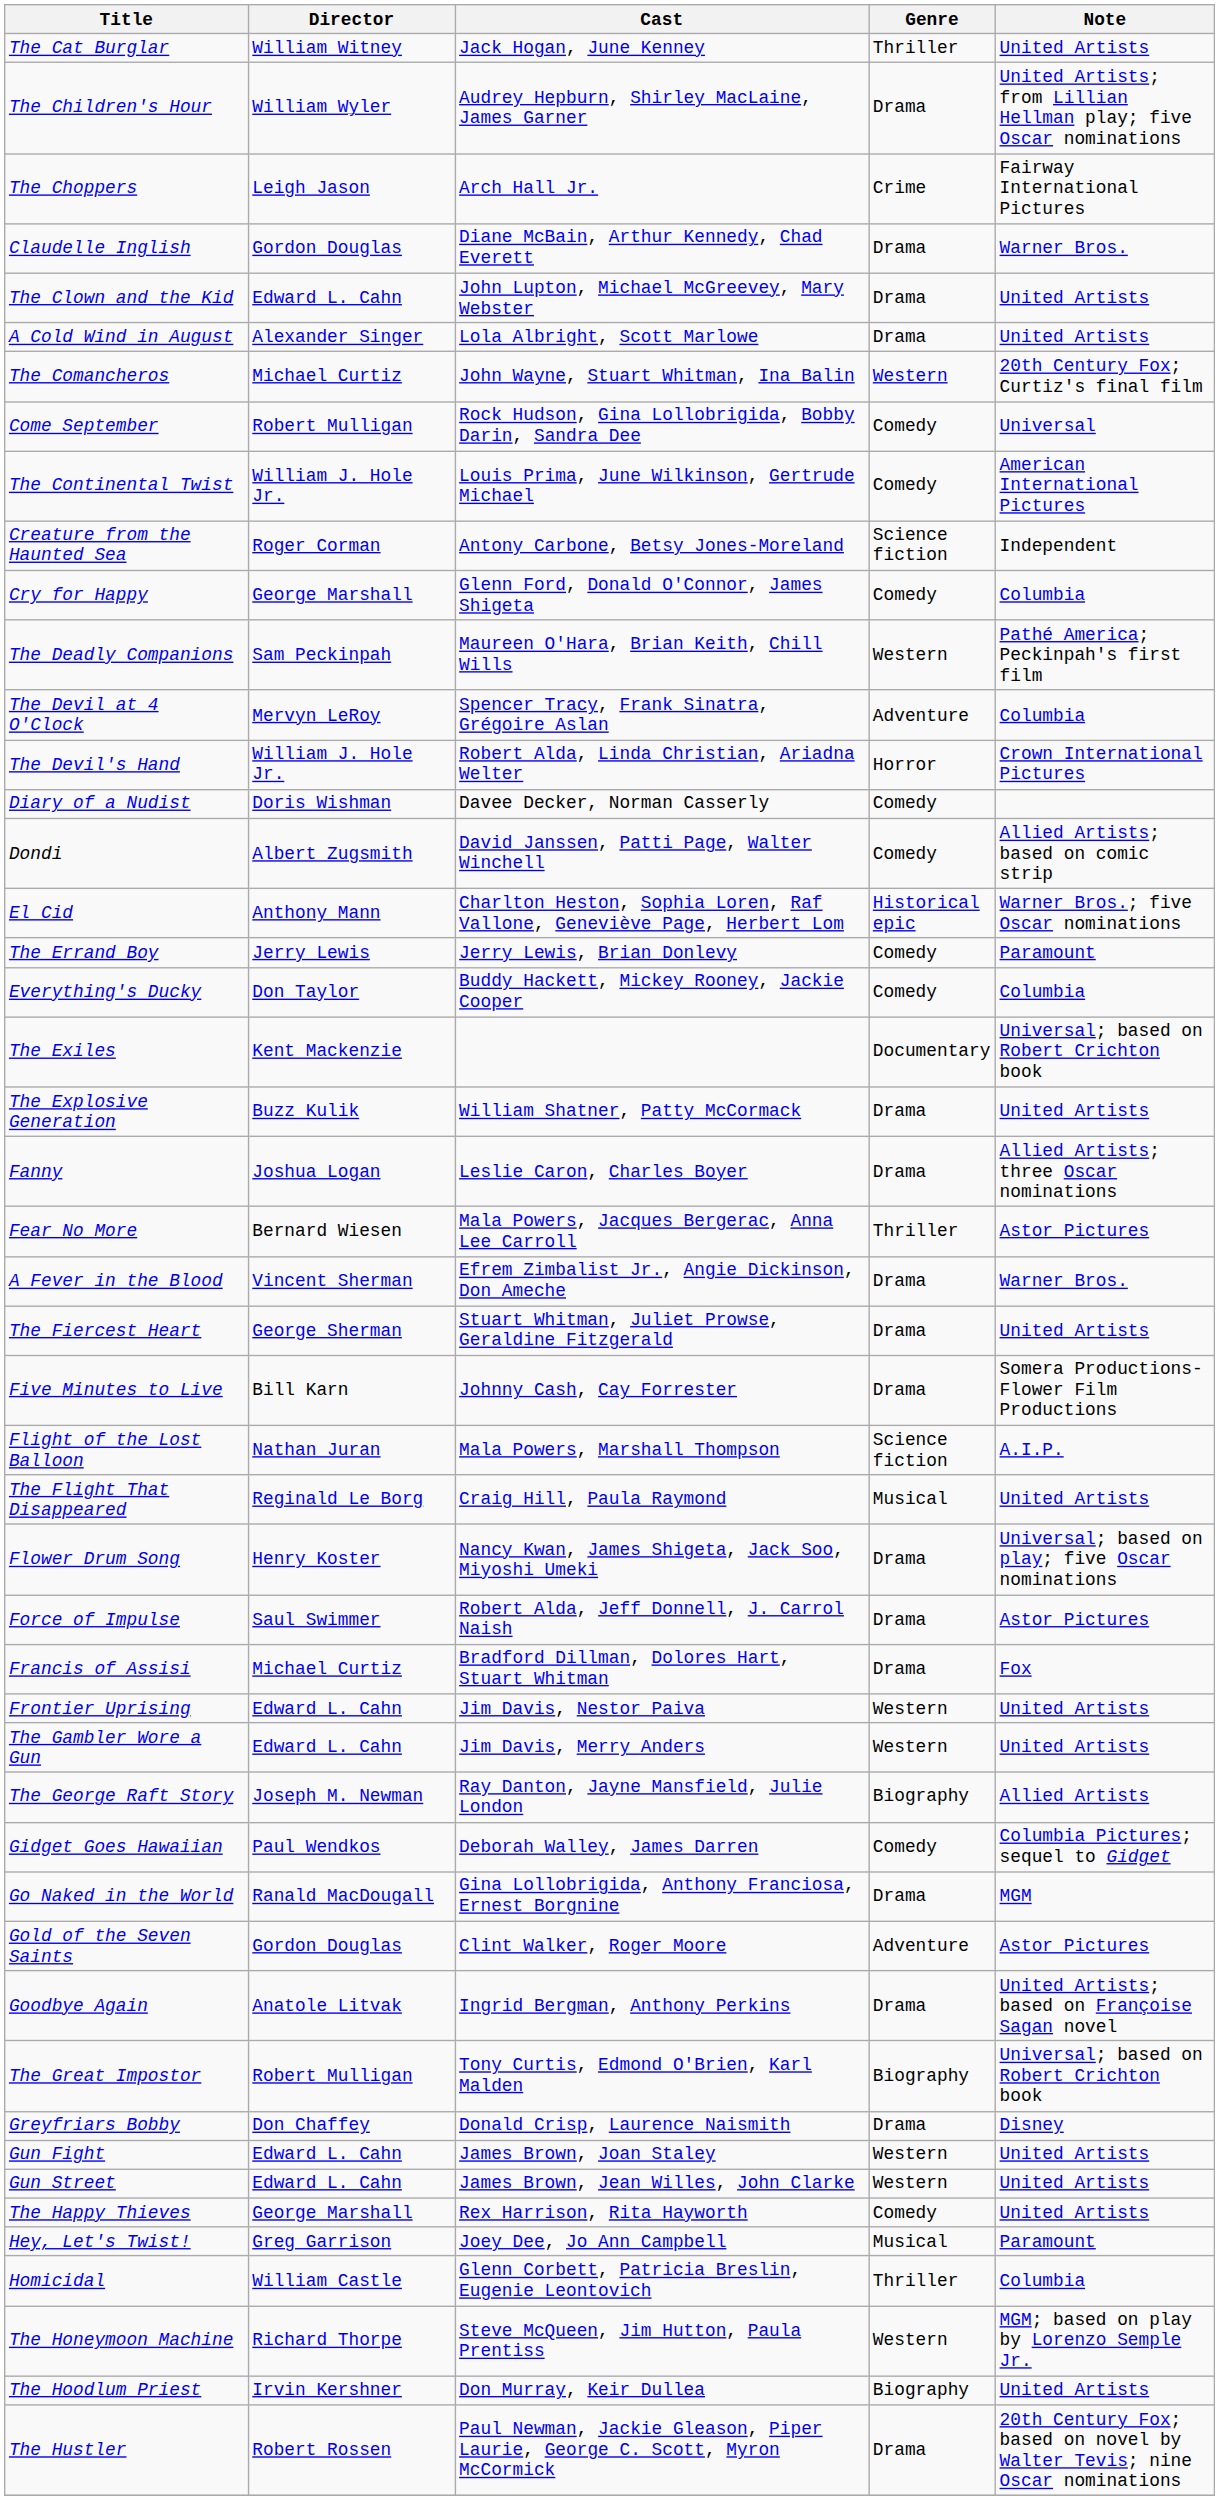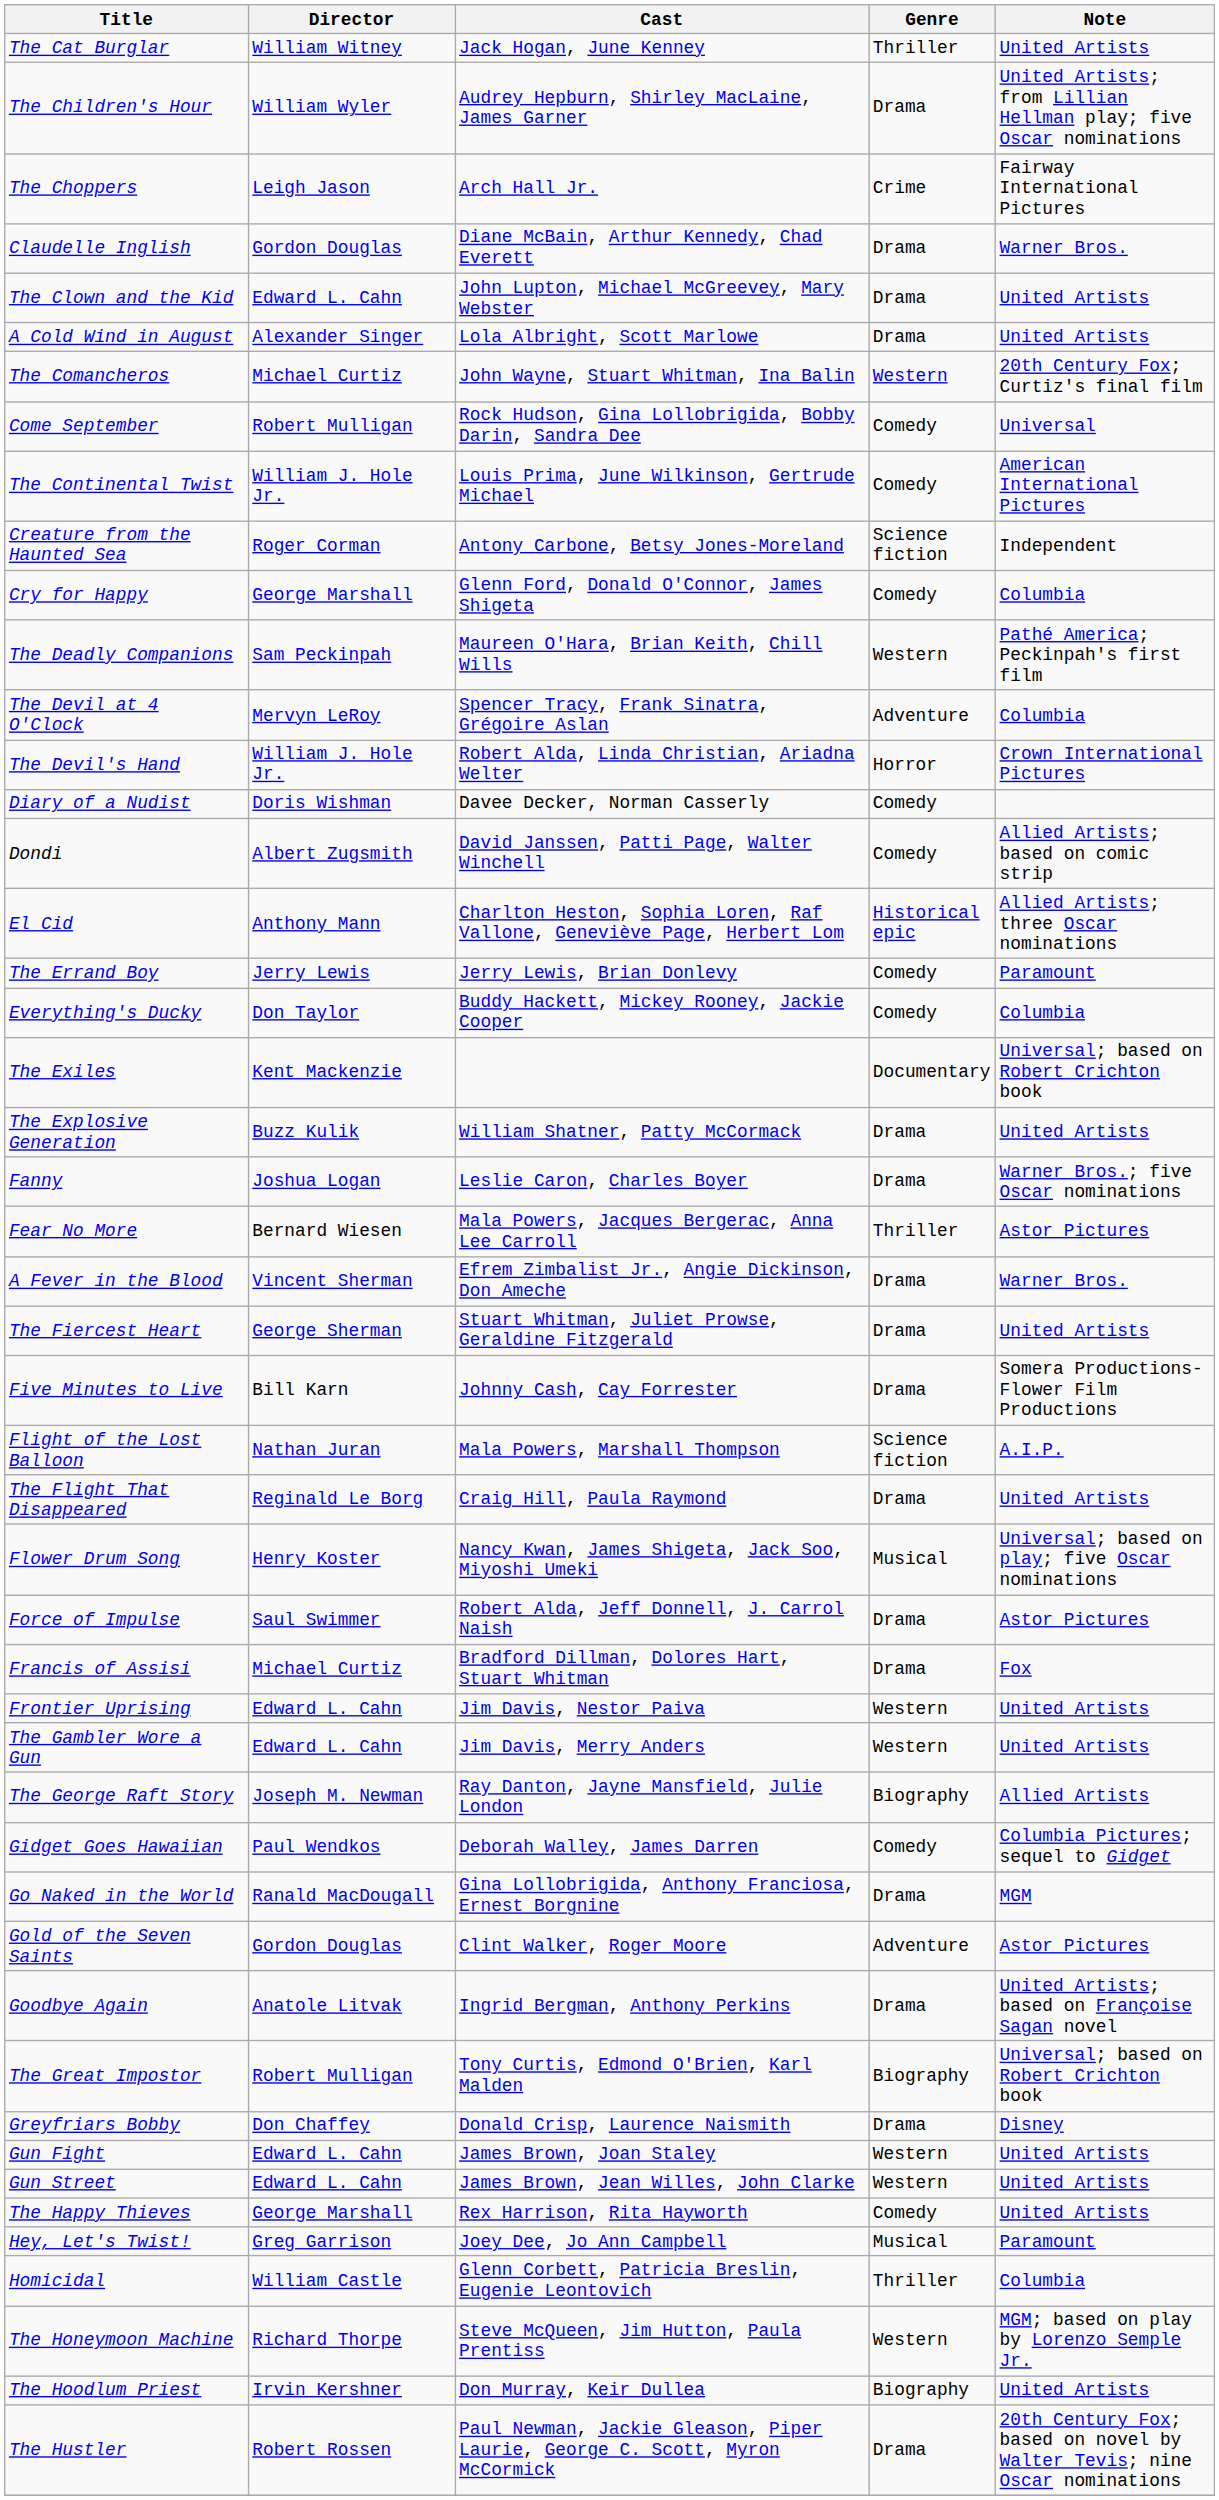(1096, 913) Warner Bros.; five Oscar nominations -> (1080, 924) Allied Artists; three Oscar nominations
(1080, 1172) Allied Artists; three Oscar nominations -> (1096, 1182) Warner Bros.; five Oscar nominations
(910, 1500) Musical -> (900, 1500) Drama
(900, 1560) Drama -> (910, 1560) Musical
